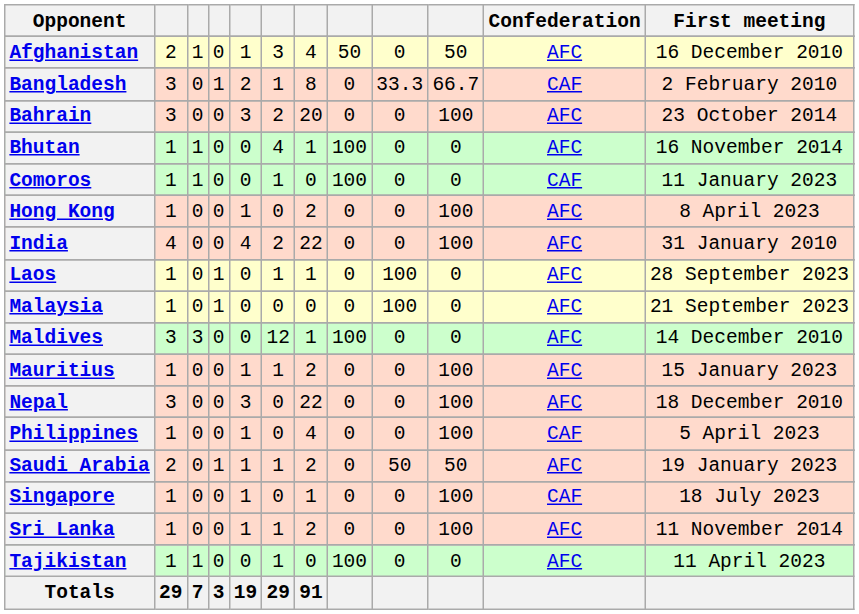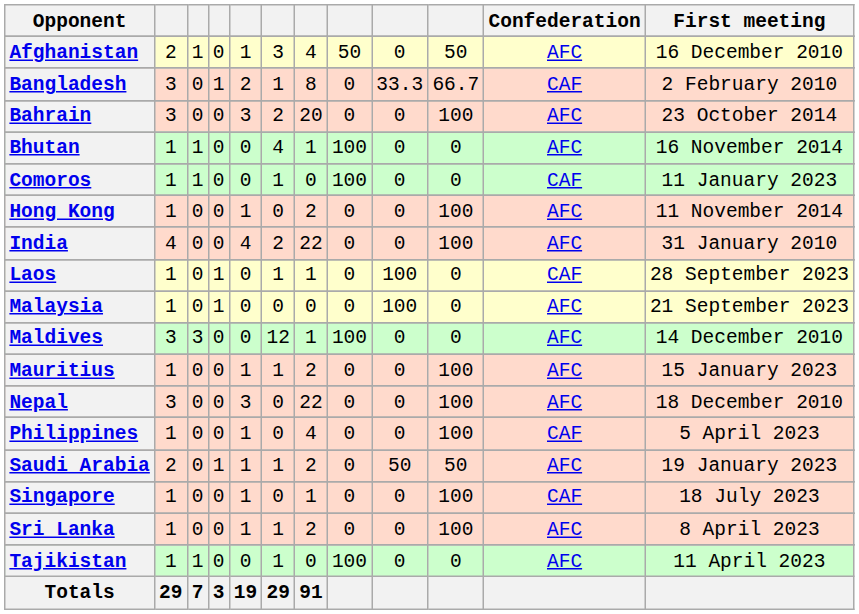(749, 211) 8 April 2023 -> (749, 211) 11 November 2014
(565, 275) AFC -> (565, 275) CAF
(749, 529) 11 November 2014 -> (749, 529) 8 April 2023
